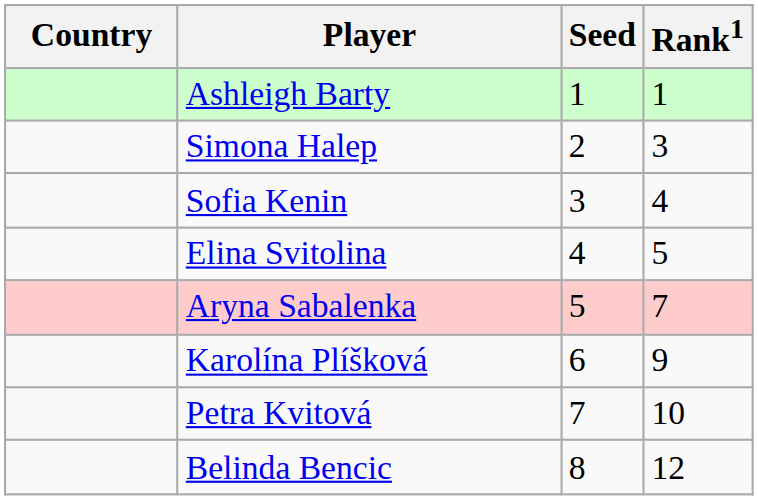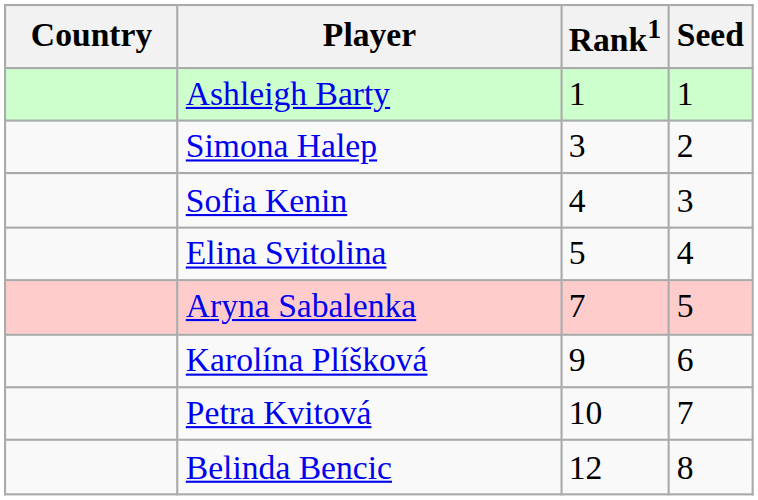columns swapped: (698, 35) <-> (602, 35)
